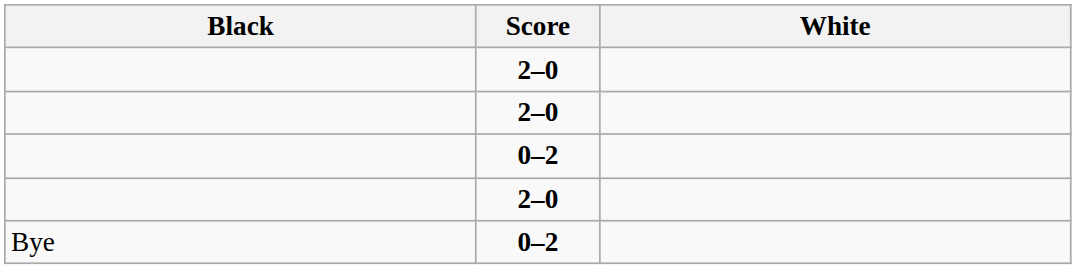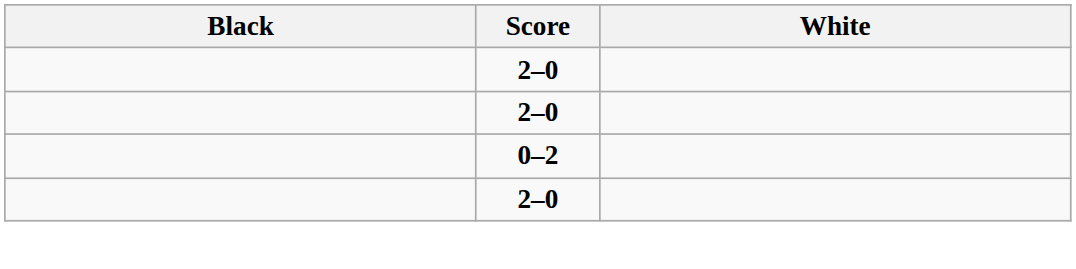- row: (33, 241)
